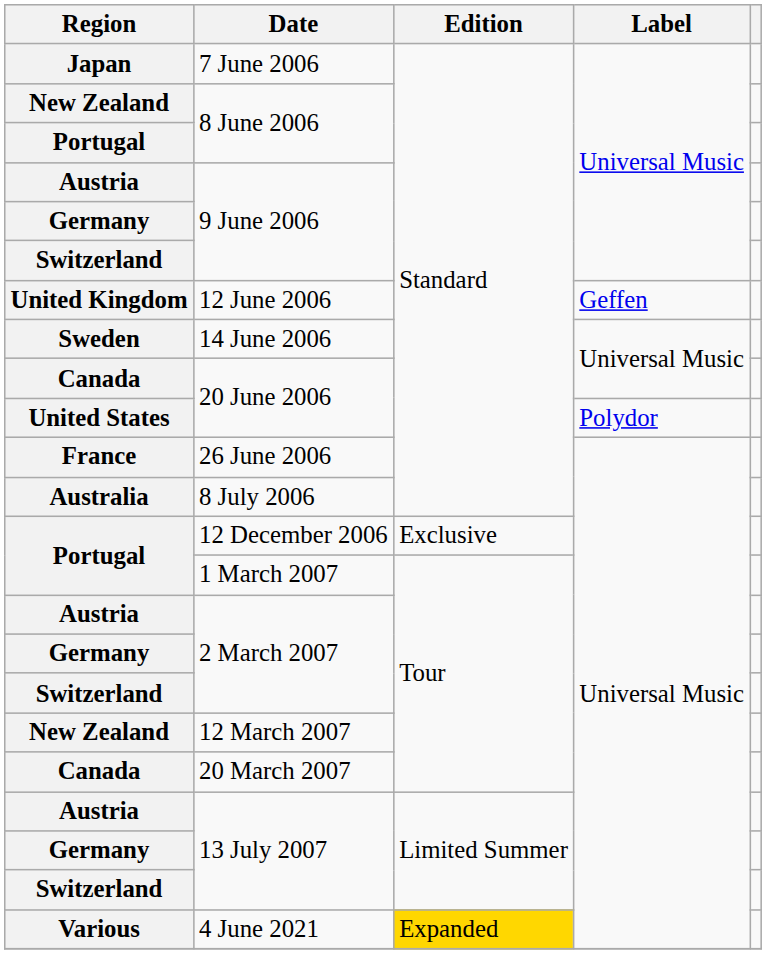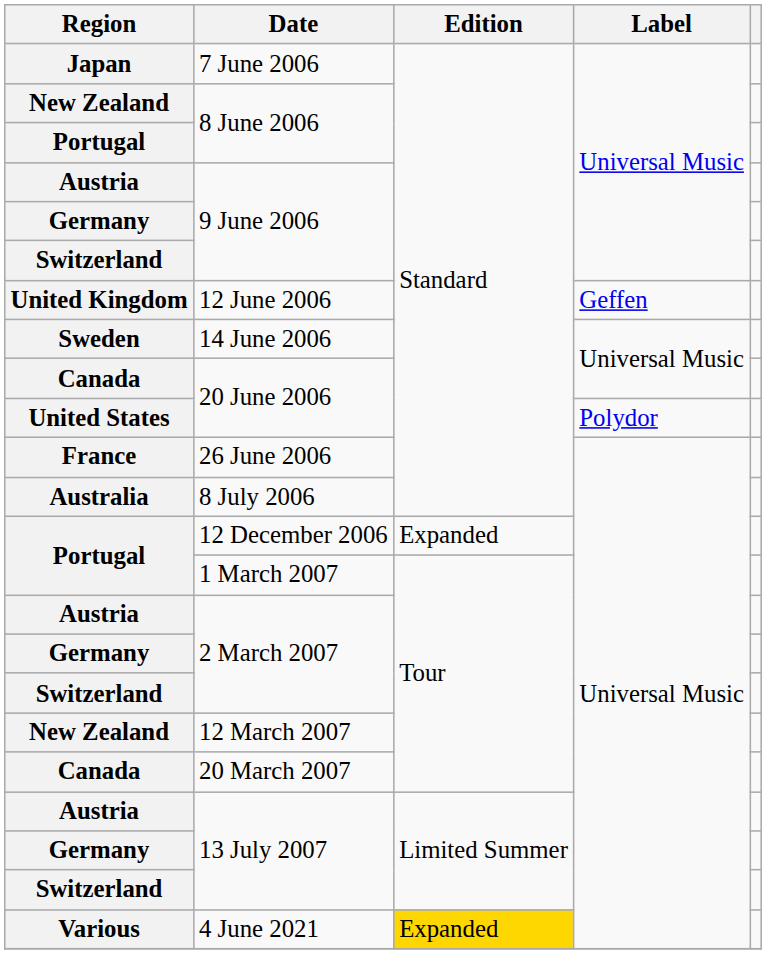(448, 535) Exclusive -> (449, 535) Expanded
